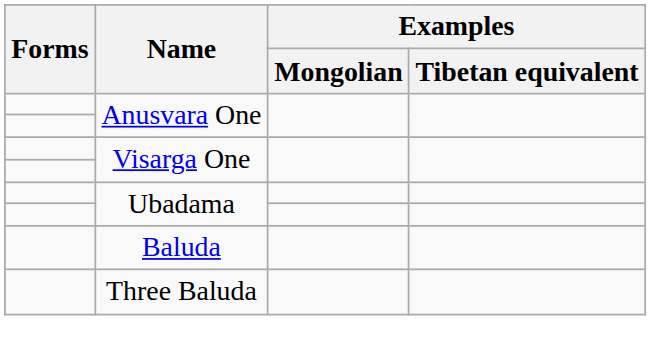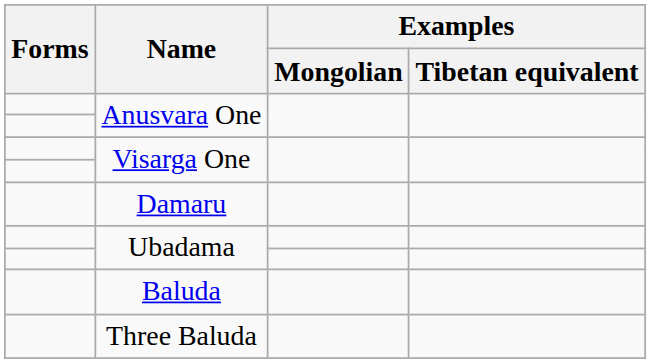+ row: (50, 204)
